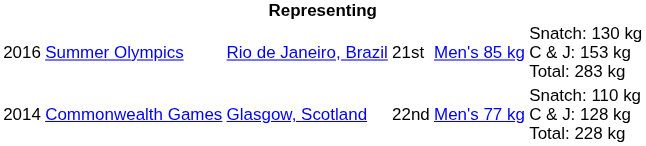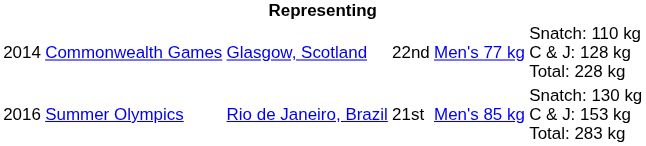rows swapped: (134, 114) <-> (114, 53)
